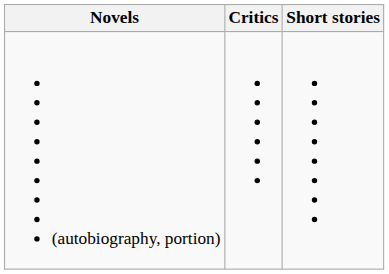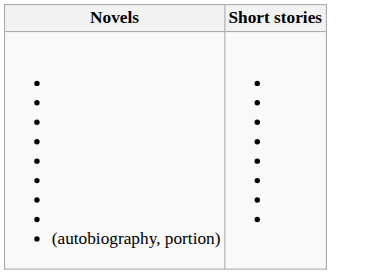- column: (253, 18)
